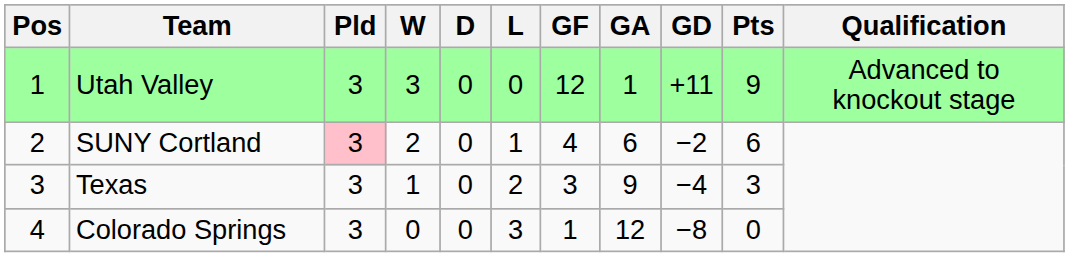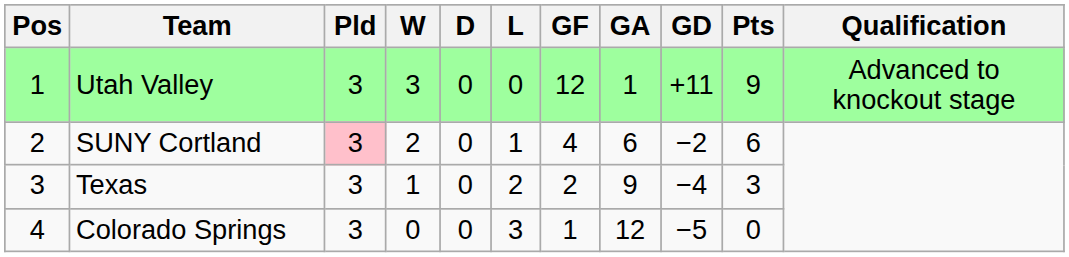(570, 186) 3 -> (570, 186) 2
(692, 229) −8 -> (692, 229) −5
